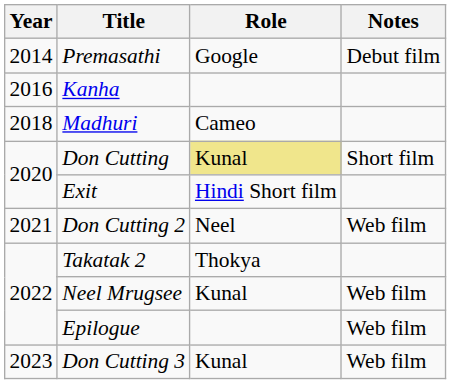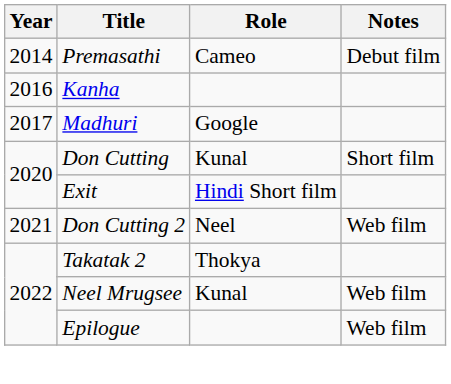(227, 55) Google -> (225, 55) Cameo
(31, 123) 2018 -> (31, 123) 2017
(225, 123) Cameo -> (227, 123) Google
(221, 157) khaki background -> (221, 157) no background
- row: (124, 361)
